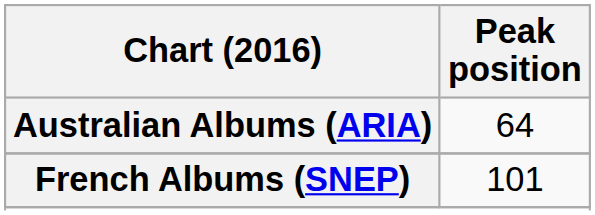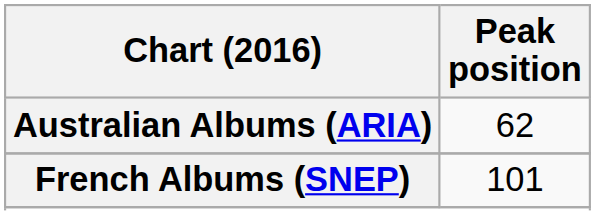(515, 125) 64 -> (515, 125) 62
